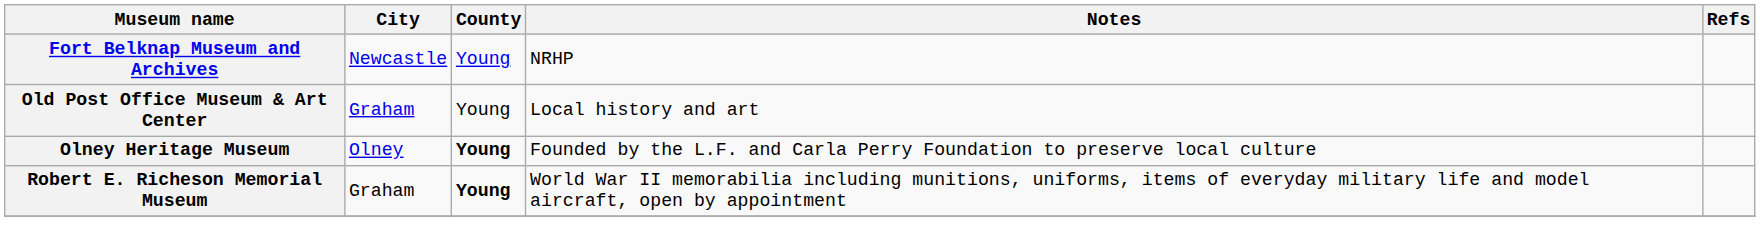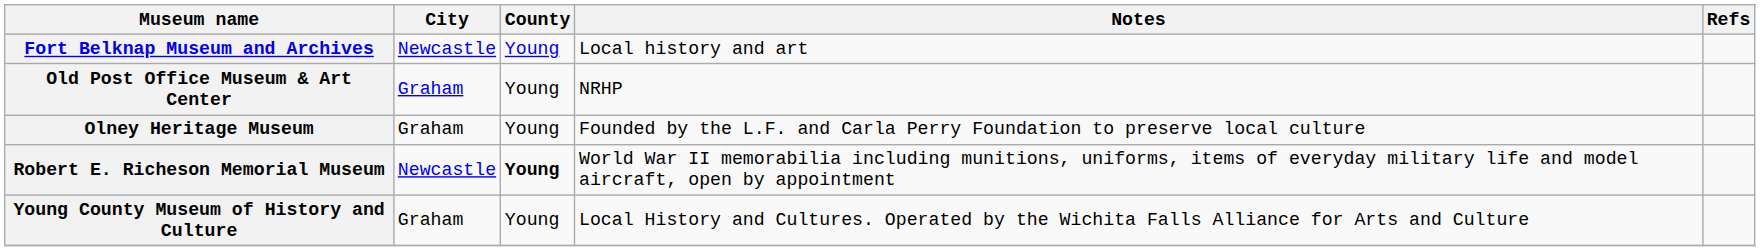(552, 60) NRHP -> (694, 49) Local history and art
(645, 110) Local history and art -> (601, 89) NRHP
(376, 151) Olney -> (431, 130) Graham
(483, 151) bold -> (532, 130) normal
(382, 191) Graham -> (447, 170) Newcastle
+ row: (199, 220)
